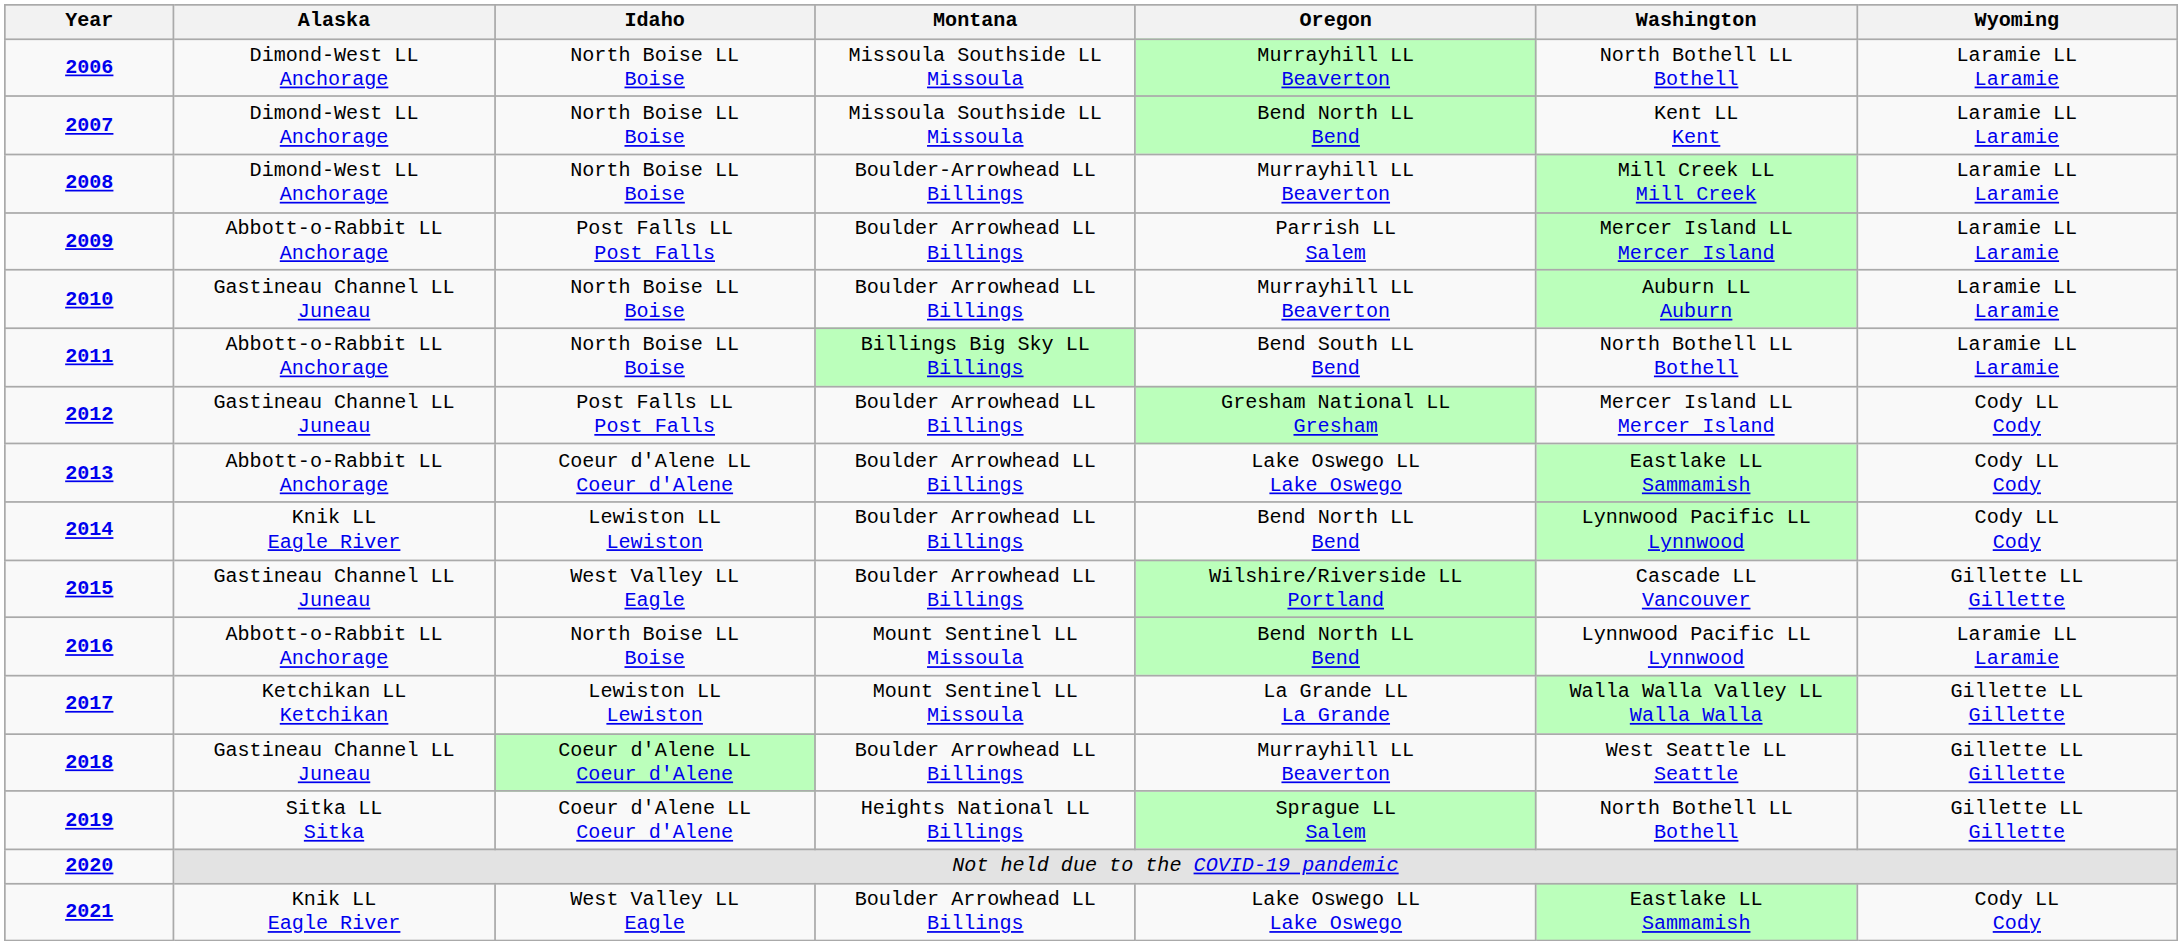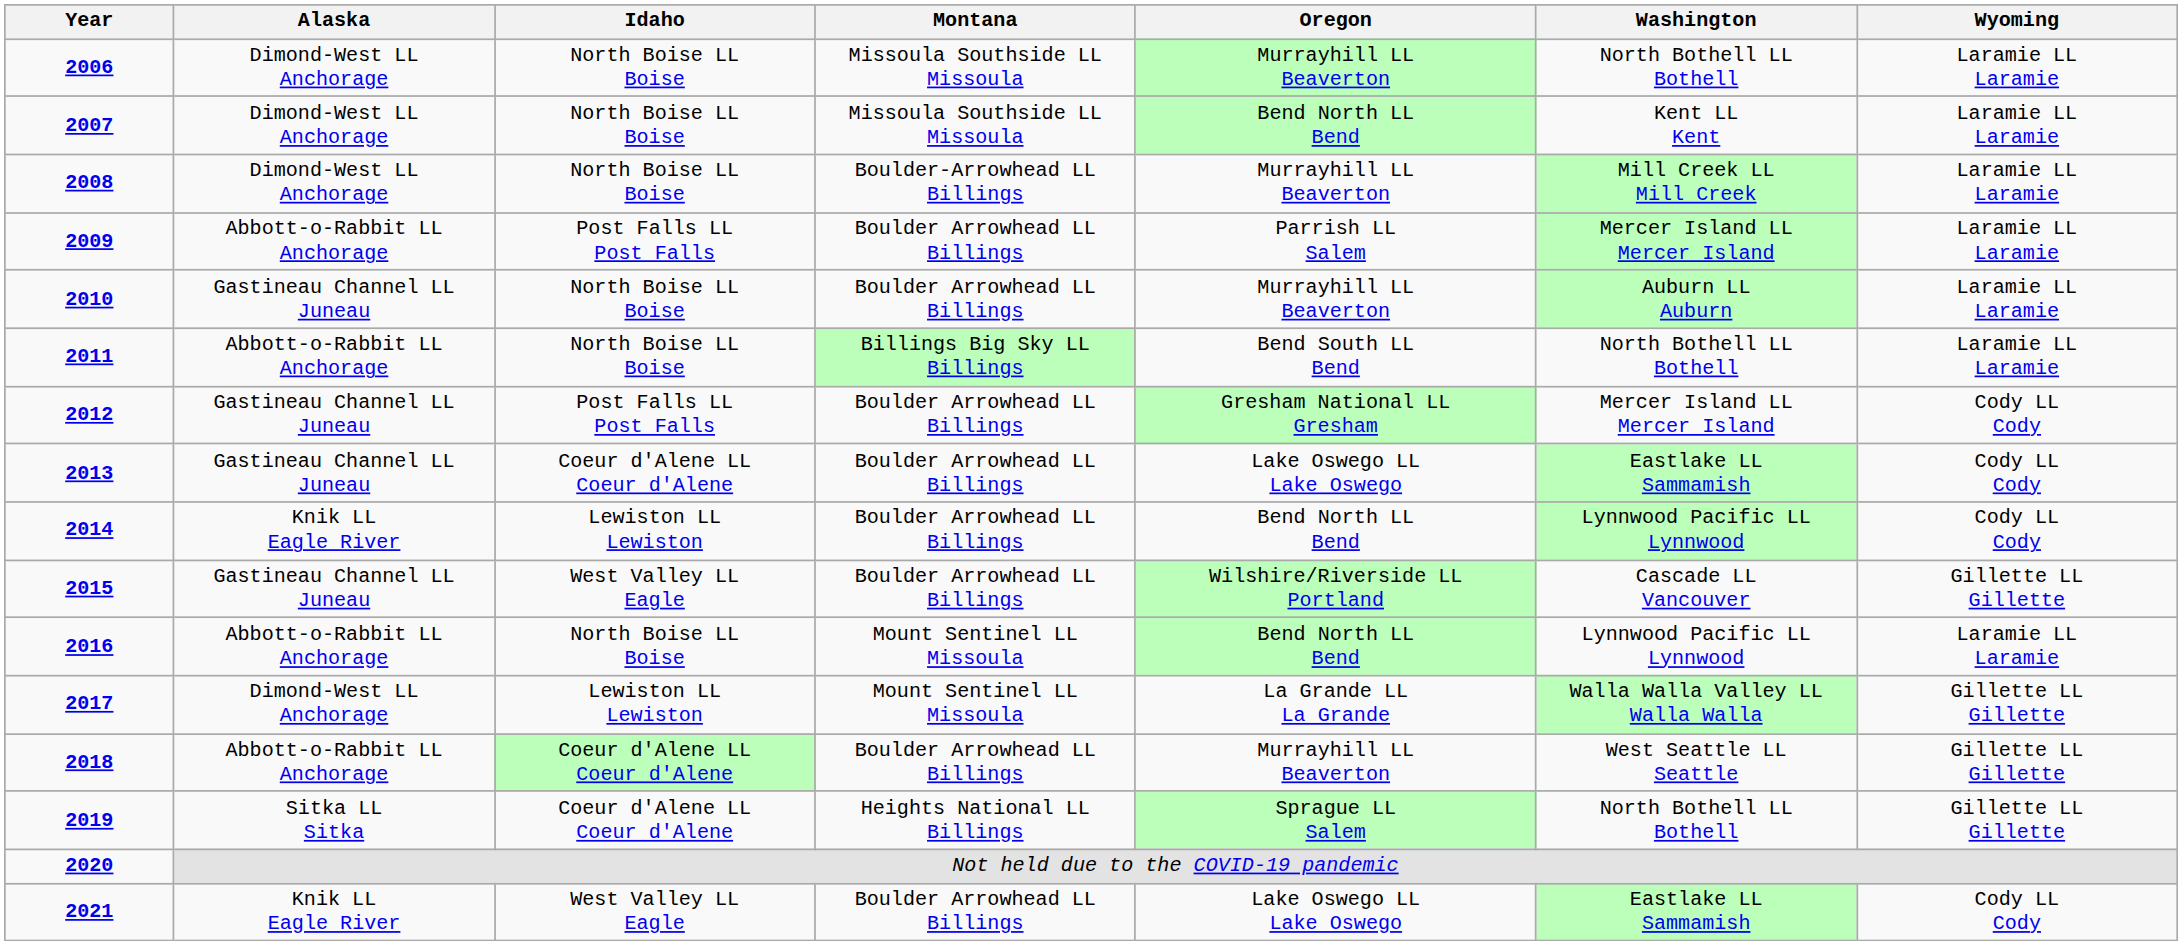(334, 473) Abbott-o-Rabbit LL Anchorage -> (334, 473) Gastineau Channel LL Juneau
(334, 704) Ketchikan LL Ketchikan -> (334, 704) Dimond-West LL Anchorage
(334, 762) Gastineau Channel LL Juneau -> (334, 762) Abbott-o-Rabbit LL Anchorage
